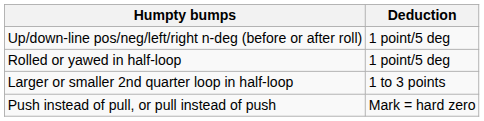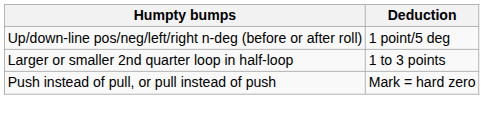- row: (95, 60)
